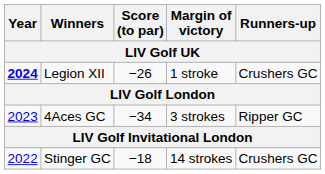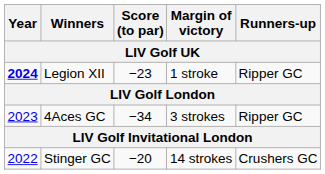(140, 73) −26 -> (140, 73) −23
(278, 73) Crushers GC -> (271, 73) Ripper GC
(140, 159) −18 -> (140, 159) −20
